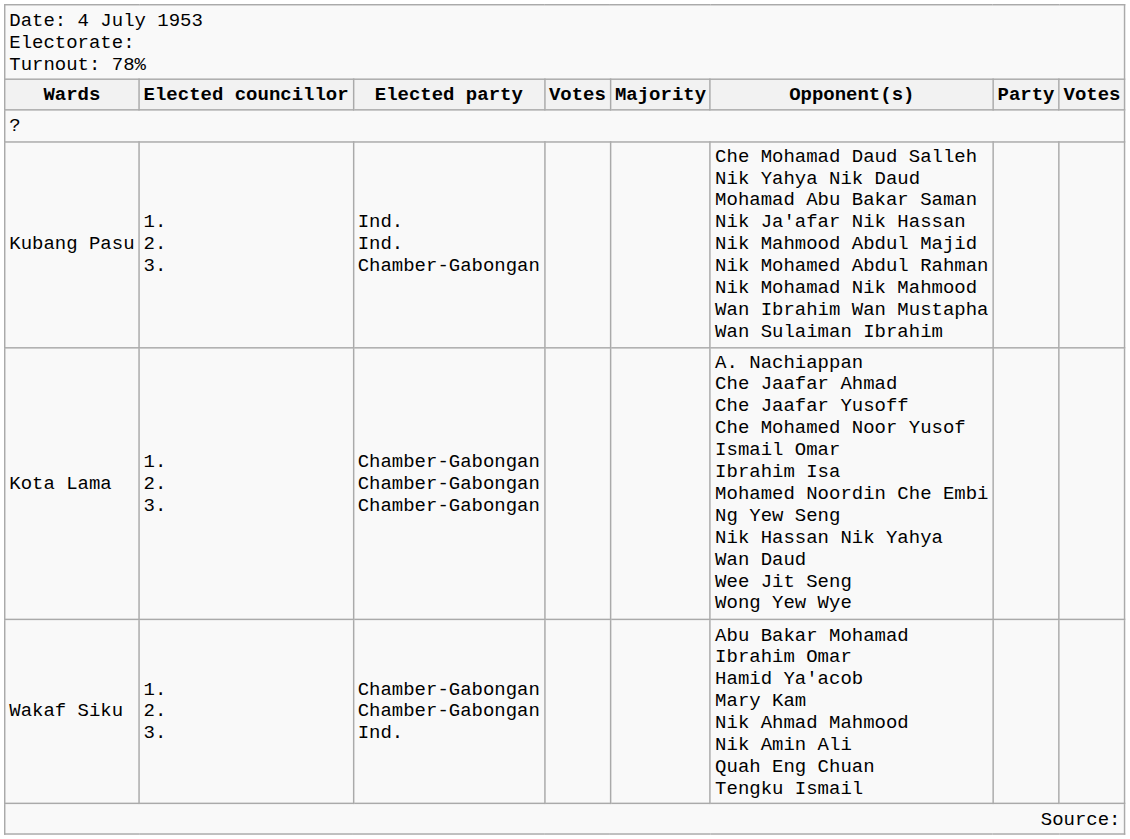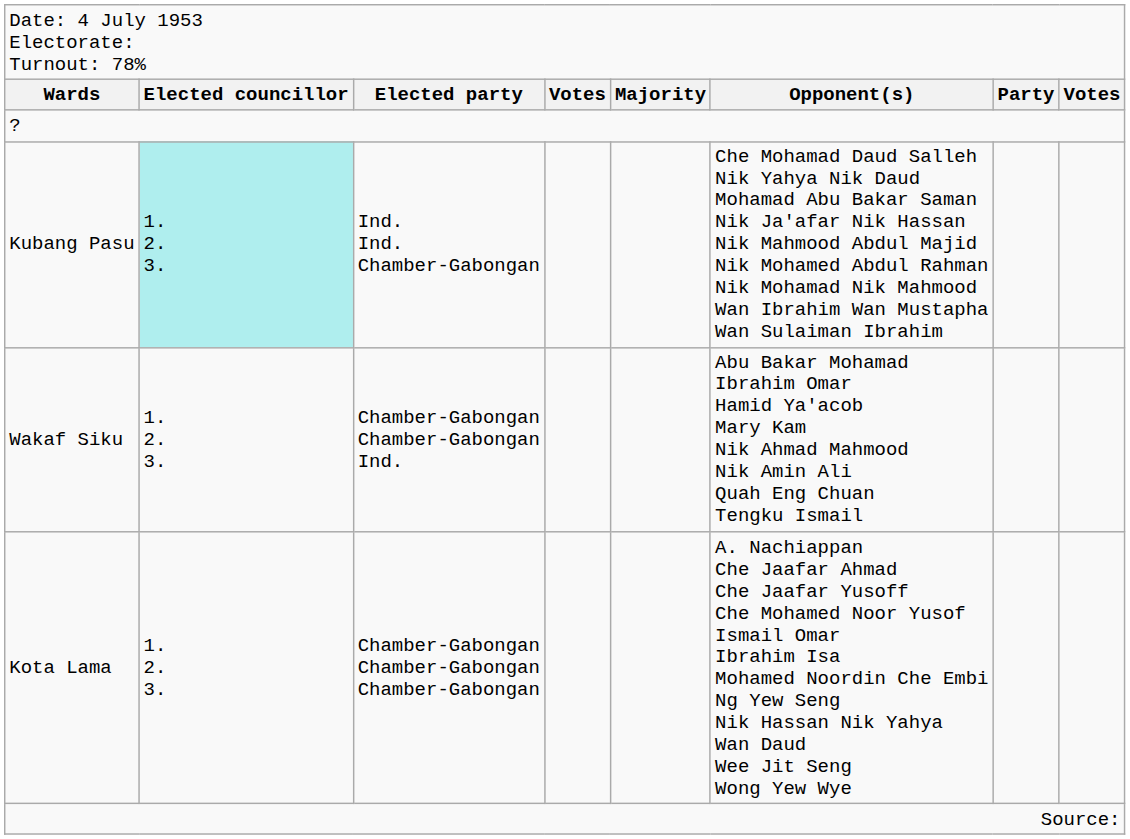(155, 244) no background -> (155, 244) paleturquoise background
rows swapped: (61, 483) <-> (66, 711)
